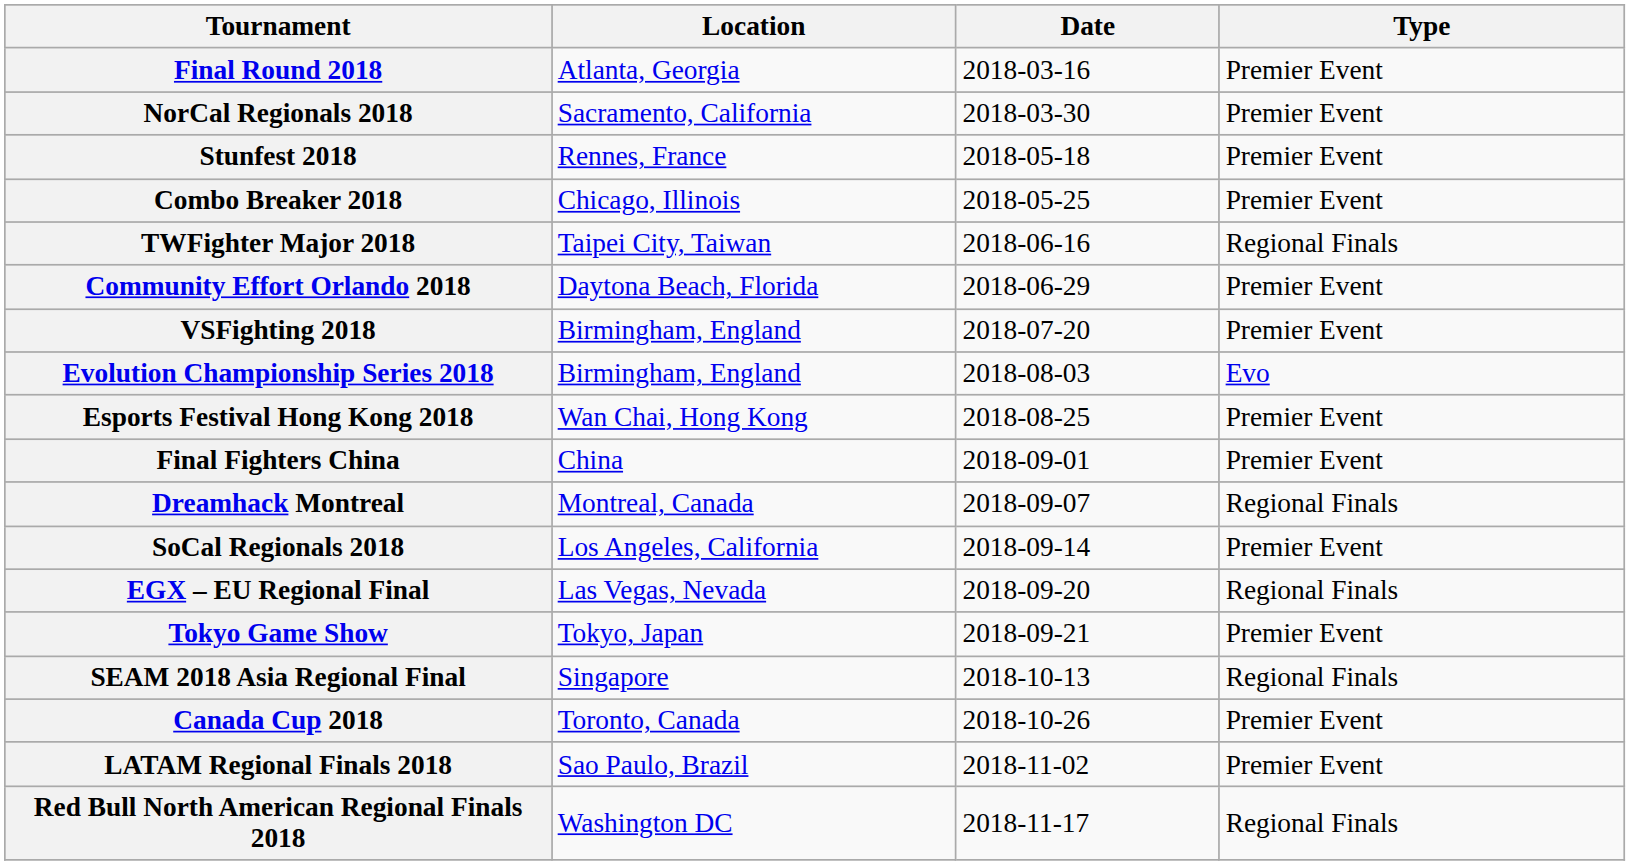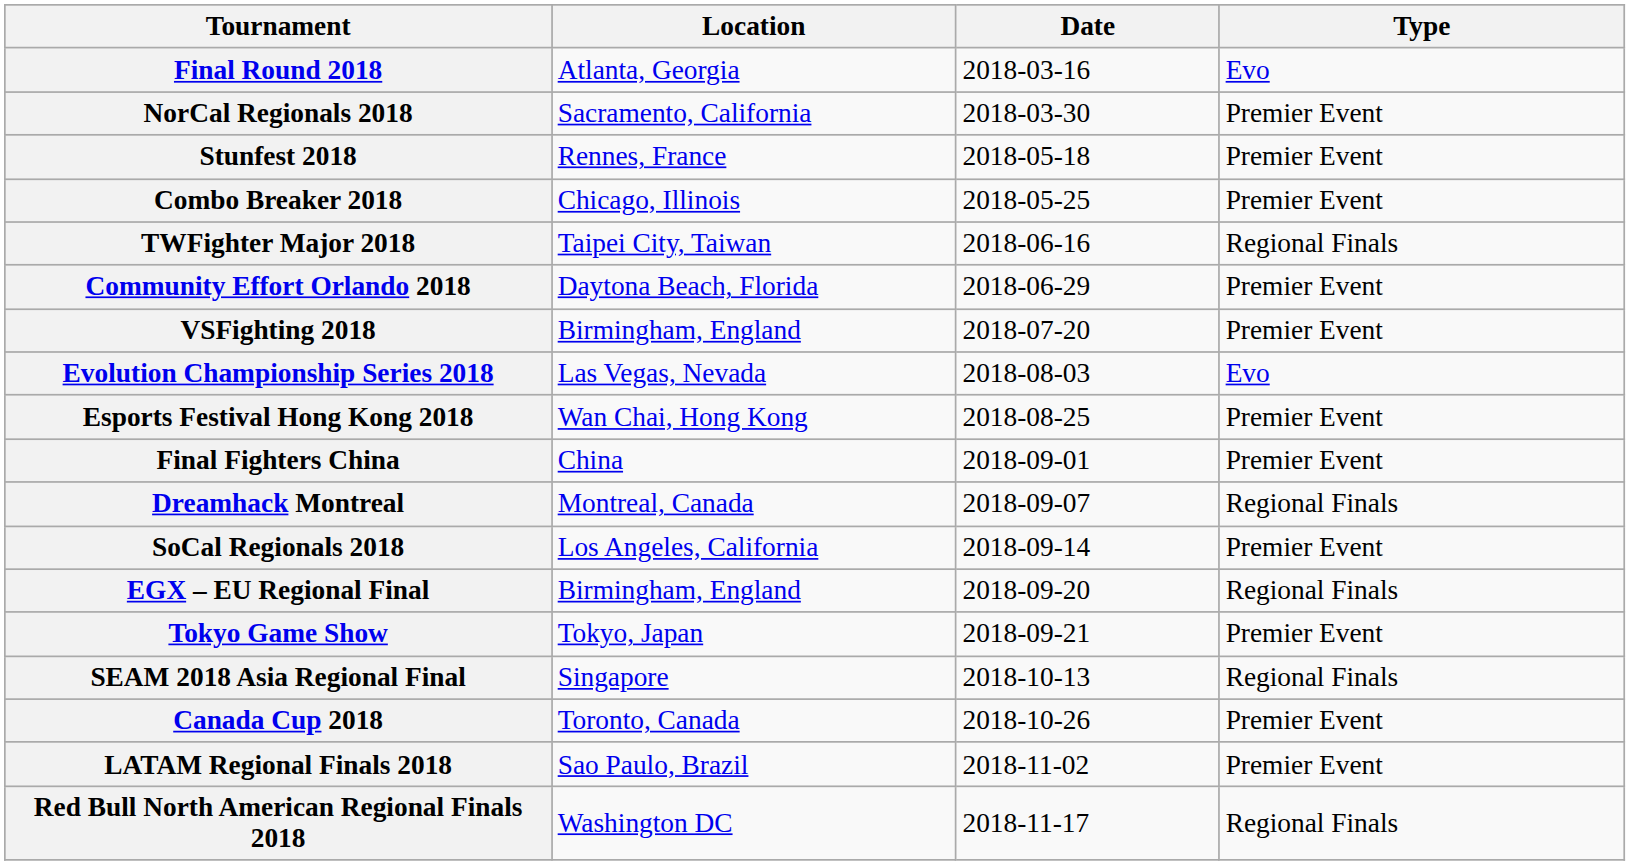(1304, 69) Premier Event -> (1248, 69) Evo
(679, 373) Birmingham, England -> (662, 373) Las Vegas, Nevada
(662, 590) Las Vegas, Nevada -> (679, 590) Birmingham, England
